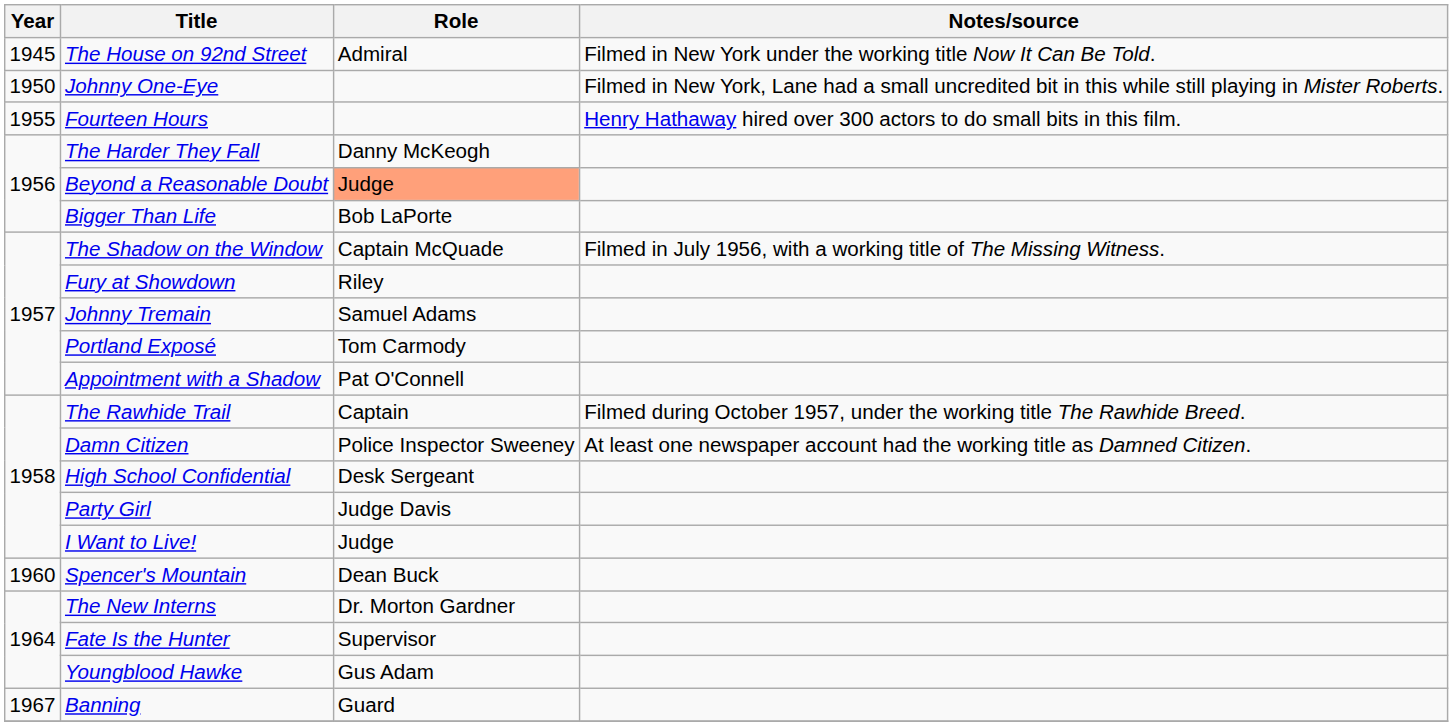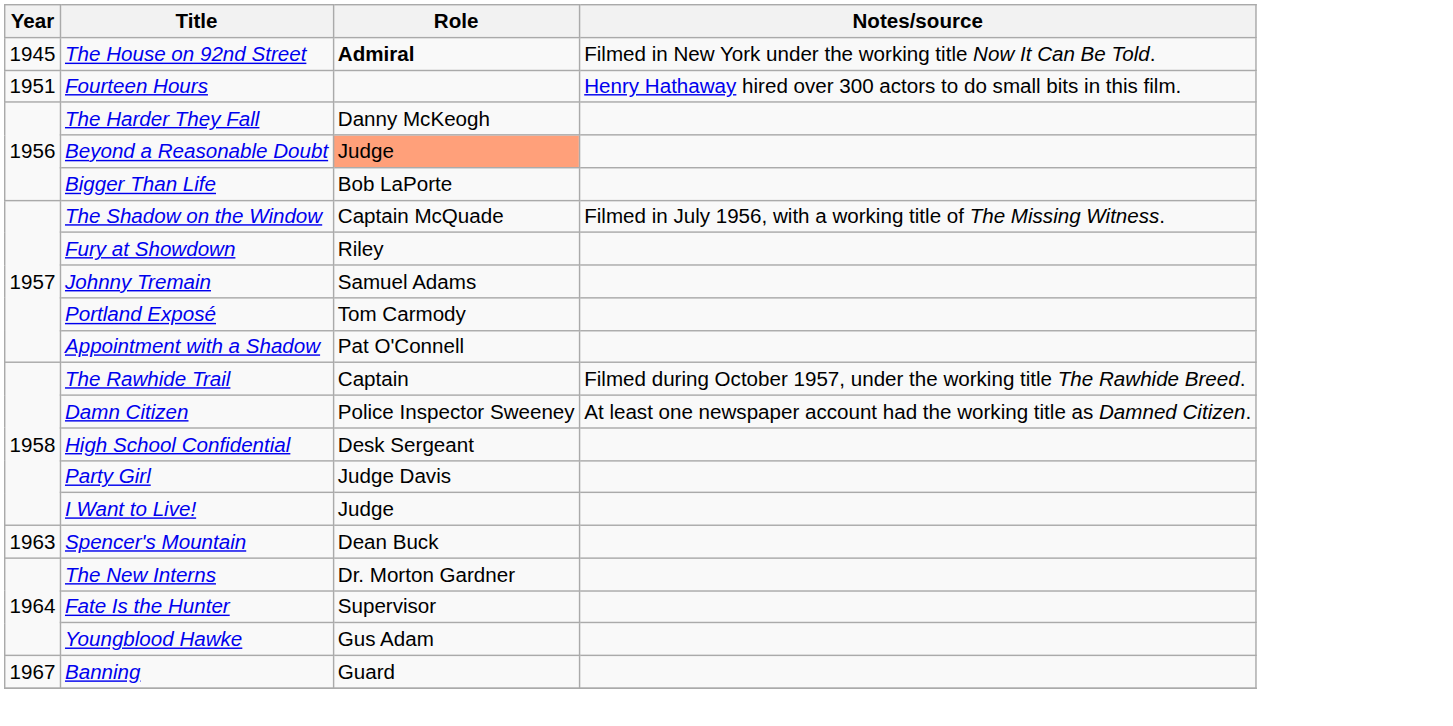(373, 54) normal -> (376, 54) bold
- row: (142, 86)
(32, 119) 1955 -> (32, 86) 1951
(32, 574) 1960 -> (32, 542) 1963
